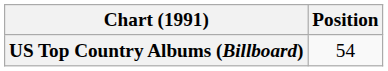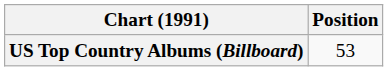(345, 50) 54 -> (345, 50) 53
